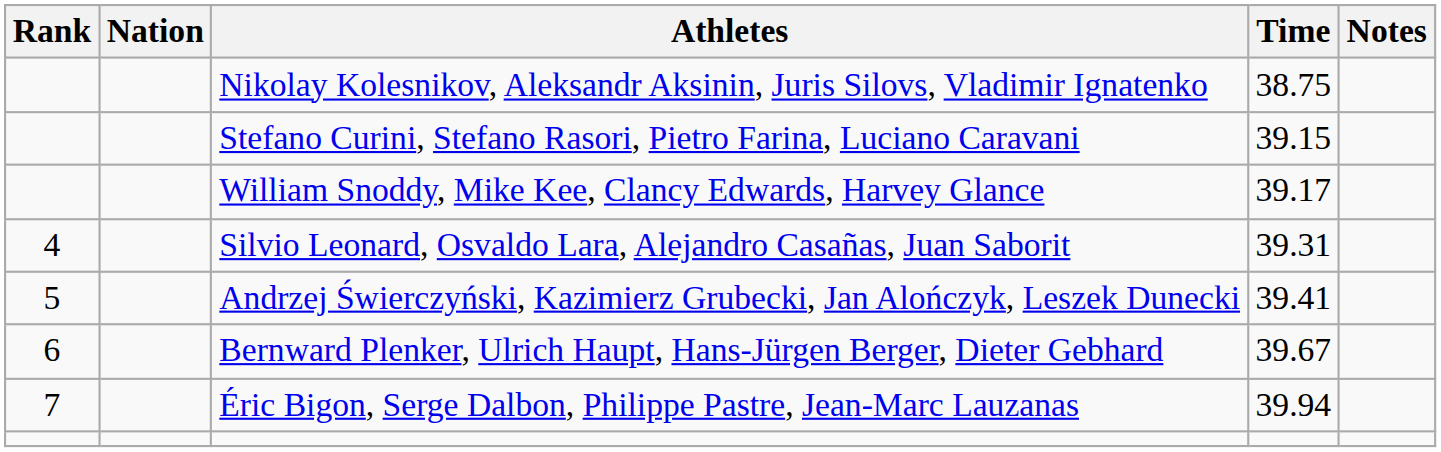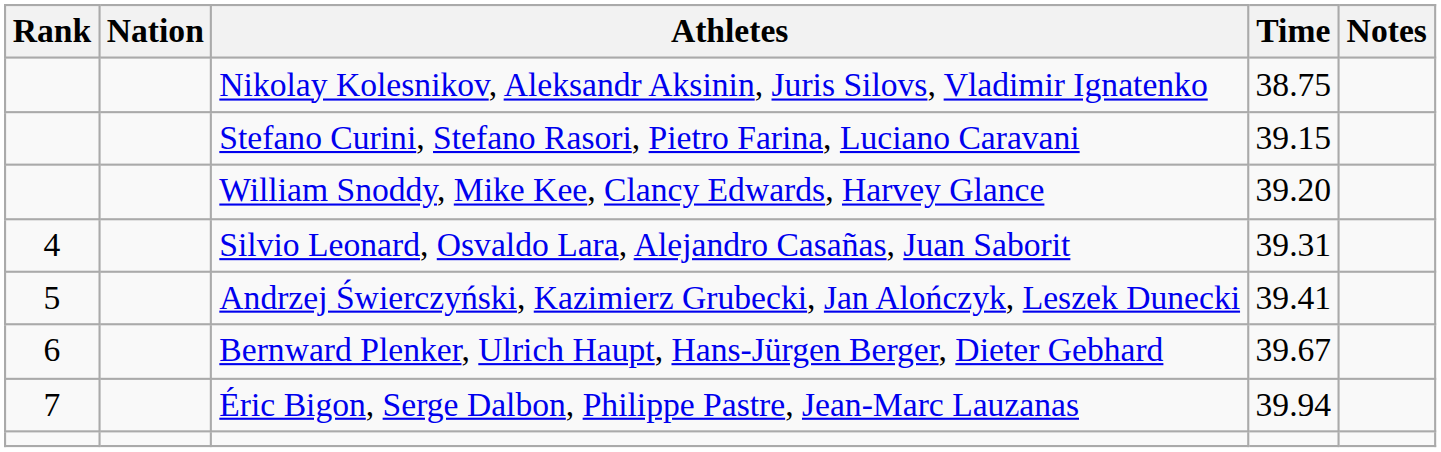(1293, 191) 39.17 -> (1293, 191) 39.20
